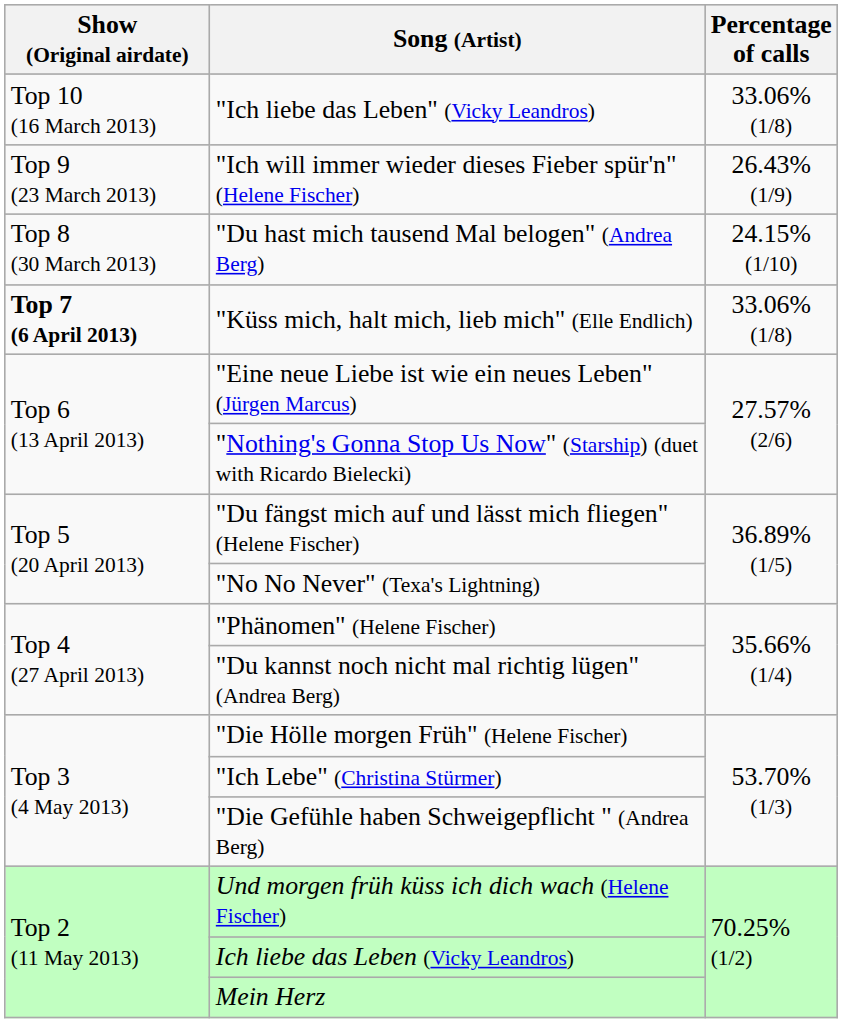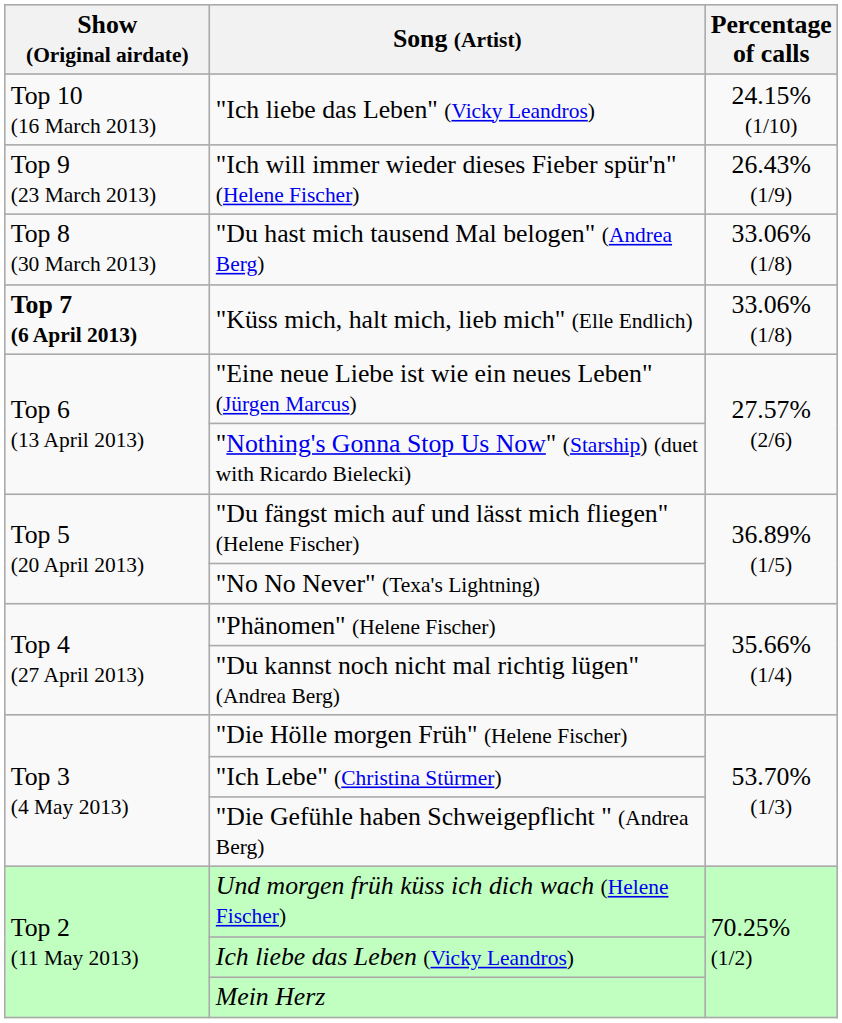(771, 109) 33.06% (1/8) -> (771, 109) 24.15% (1/10)
(771, 248) 24.15% (1/10) -> (771, 248) 33.06% (1/8)
